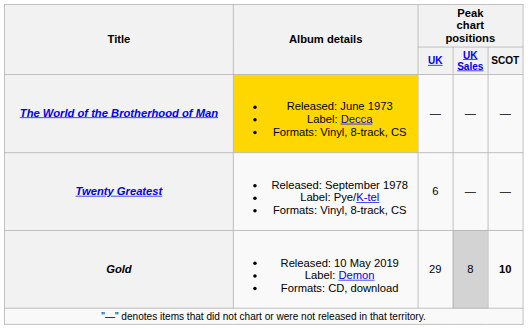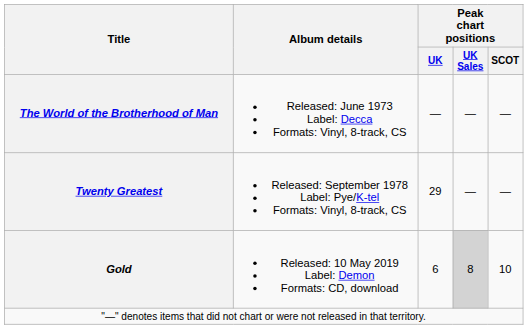(326, 120) gold background -> (326, 120) no background
(435, 191) 6 -> (435, 191) 29
(435, 269) 29 -> (435, 269) 6
(505, 269) bold -> (505, 269) normal
